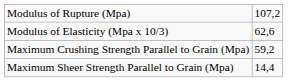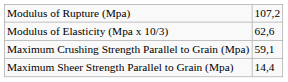(264, 49) 59,2 -> (264, 49) 59,1
